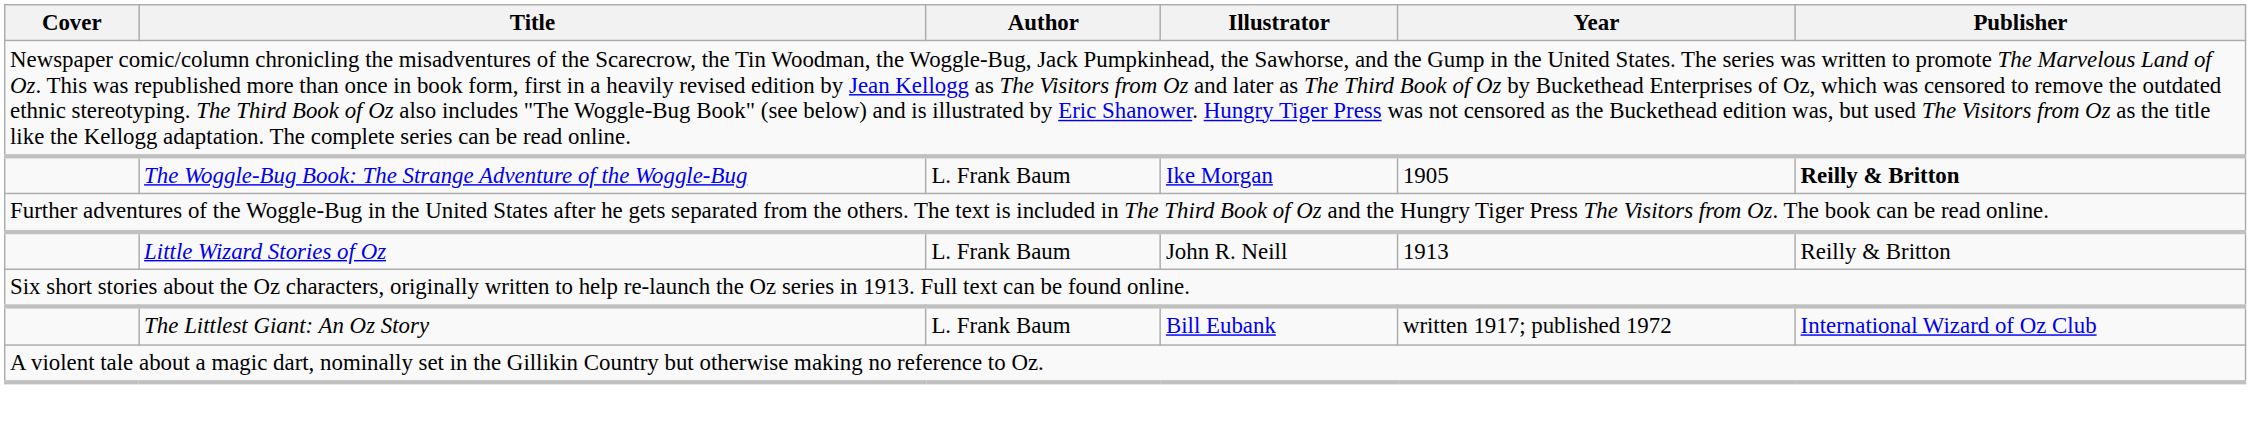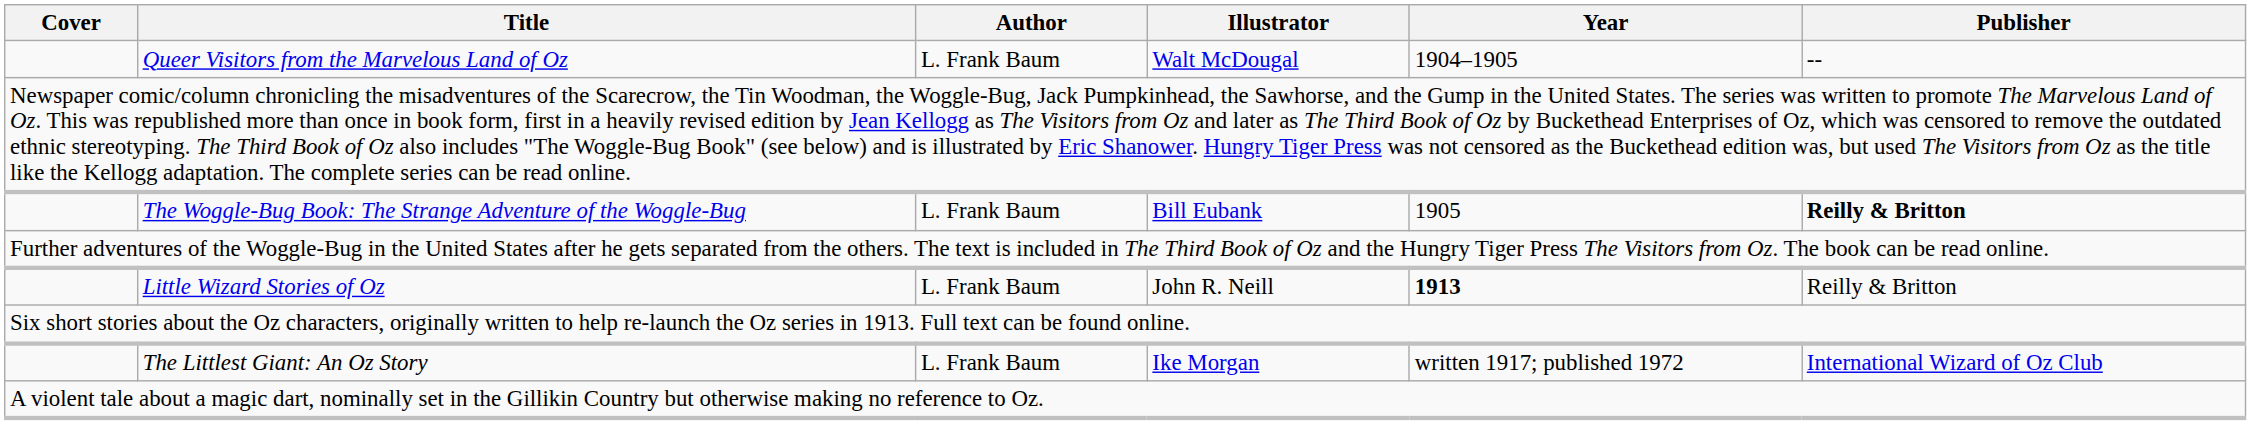+ row: (355, 58)
(1219, 175) Ike Morgan -> (1207, 211) Bill Eubank
(1426, 250) normal -> (1438, 287) bold
(1221, 326) Bill Eubank -> (1206, 362) Ike Morgan
